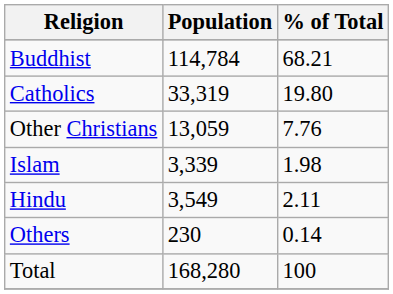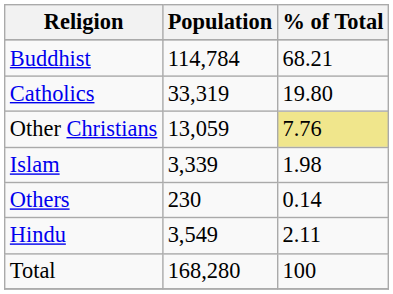(302, 128) no background -> (302, 128) khaki background
rows swapped: (38, 199) <-> (40, 235)
